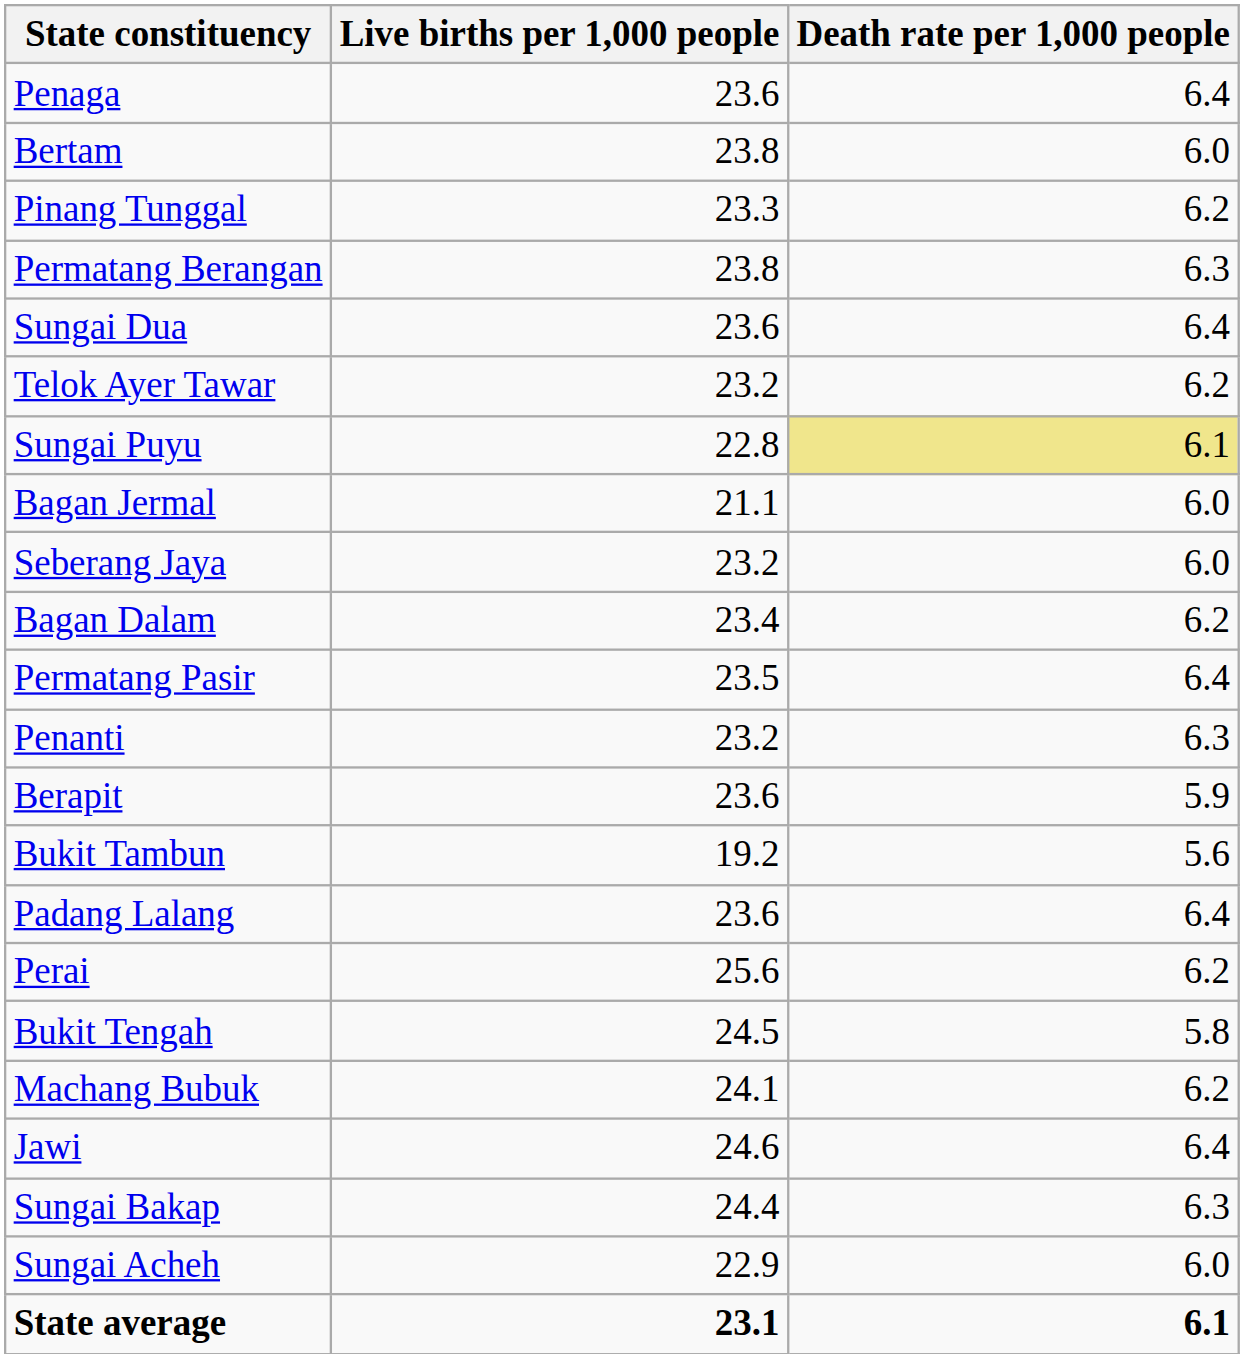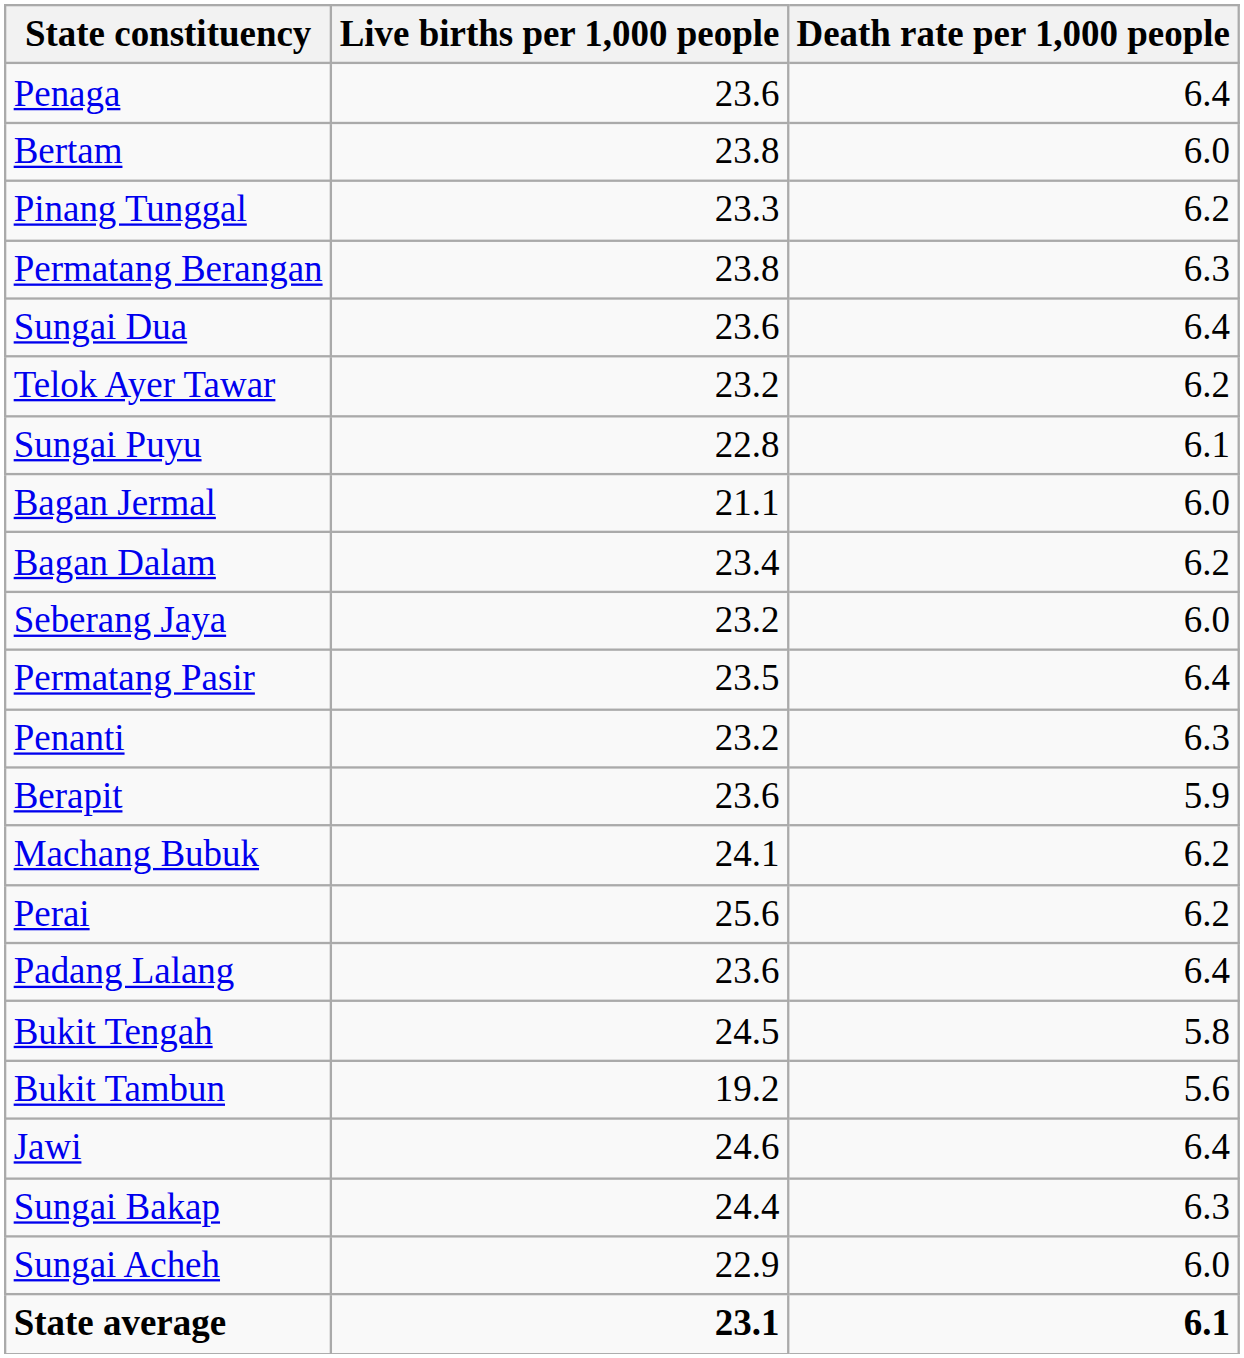(1207, 444) khaki background -> (1207, 444) no background
rows swapped: (115, 619) <-> (120, 561)
rows swapped: (136, 1088) <-> (119, 854)
rows swapped: (124, 913) <-> (52, 971)
